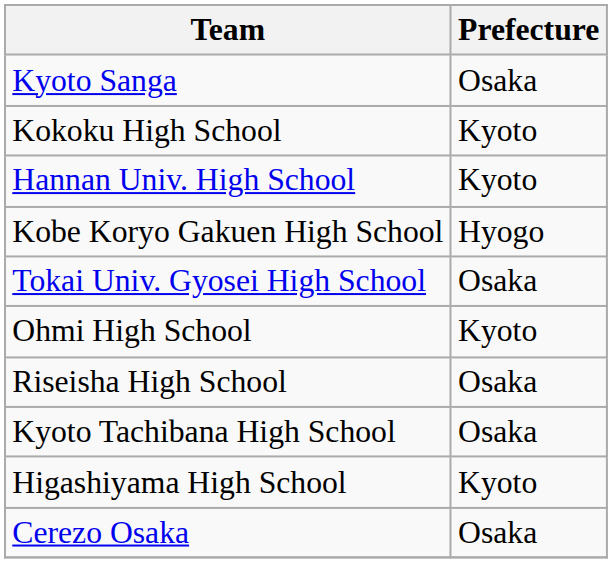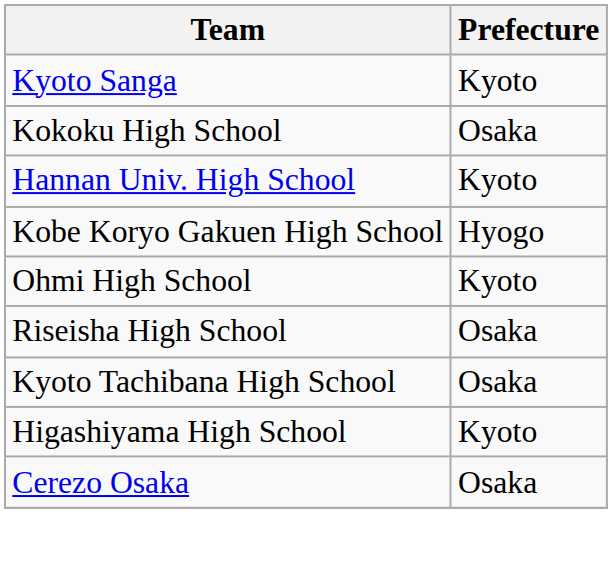(498, 79) Osaka -> (498, 79) Kyoto
(498, 130) Kyoto -> (498, 130) Osaka
- row: (219, 280)
